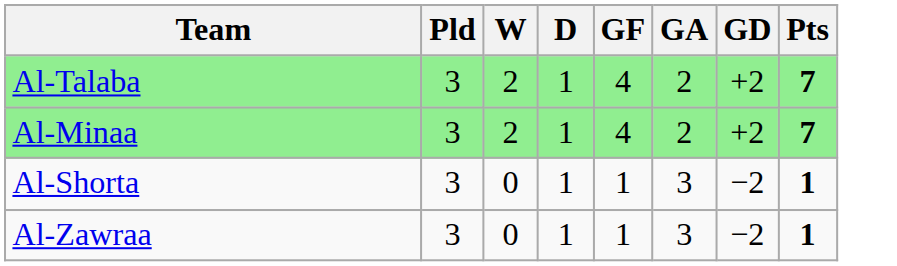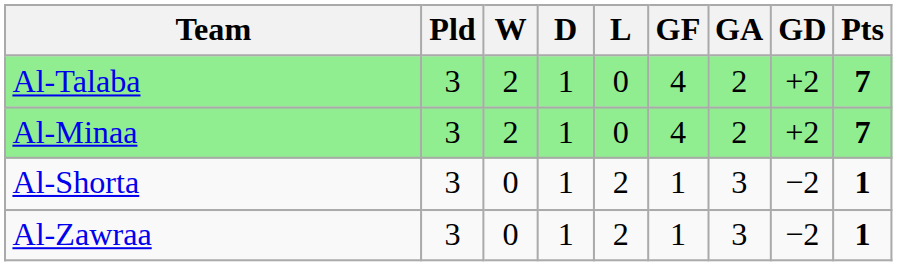+ column: (621, 30)
